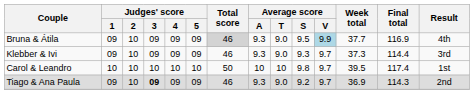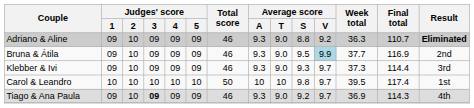+ row: (37, 40)
(228, 40) lightgrey background -> (228, 54) no background
(444, 40) 4th -> (444, 54) 2nd
(444, 82) 2nd -> (444, 96) 4th
